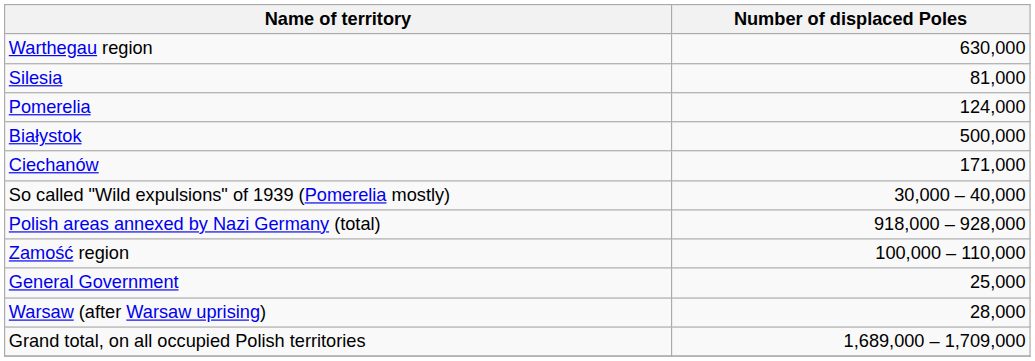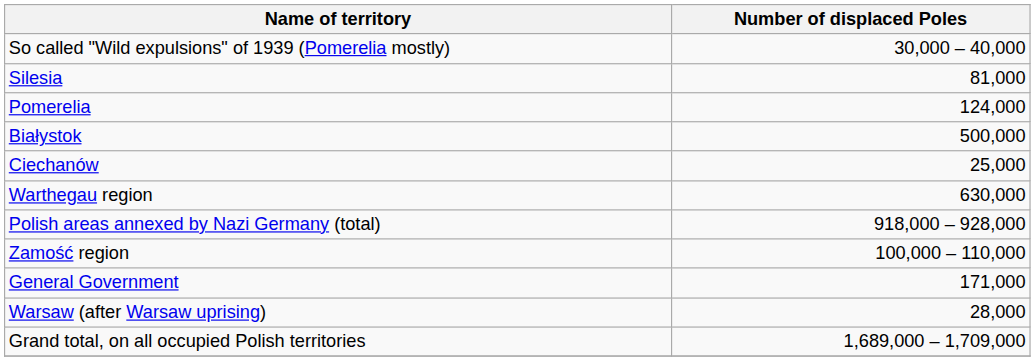rows swapped: (81, 48) <-> (229, 194)
(993, 165) 171,000 -> (998, 165) 25,000
(998, 282) 25,000 -> (993, 282) 171,000
